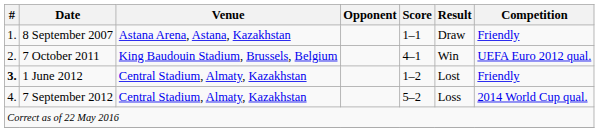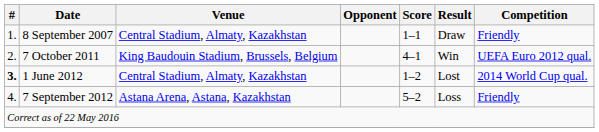(205, 35) Astana Arena, Astana, Kazakhstan -> (213, 35) Central Stadium, Almaty, Kazakhstan
(498, 76) Friendly -> (532, 76) 2014 World Cup qual.
(213, 97) Central Stadium, Almaty, Kazakhstan -> (205, 97) Astana Arena, Astana, Kazakhstan
(532, 97) 2014 World Cup qual. -> (498, 97) Friendly
